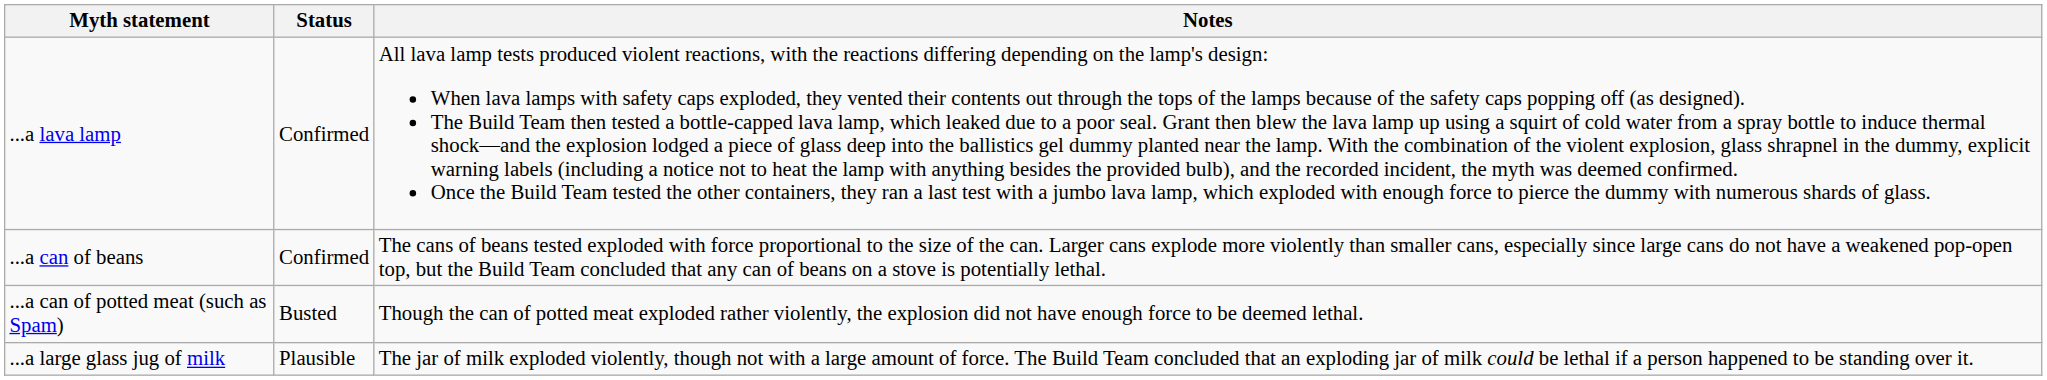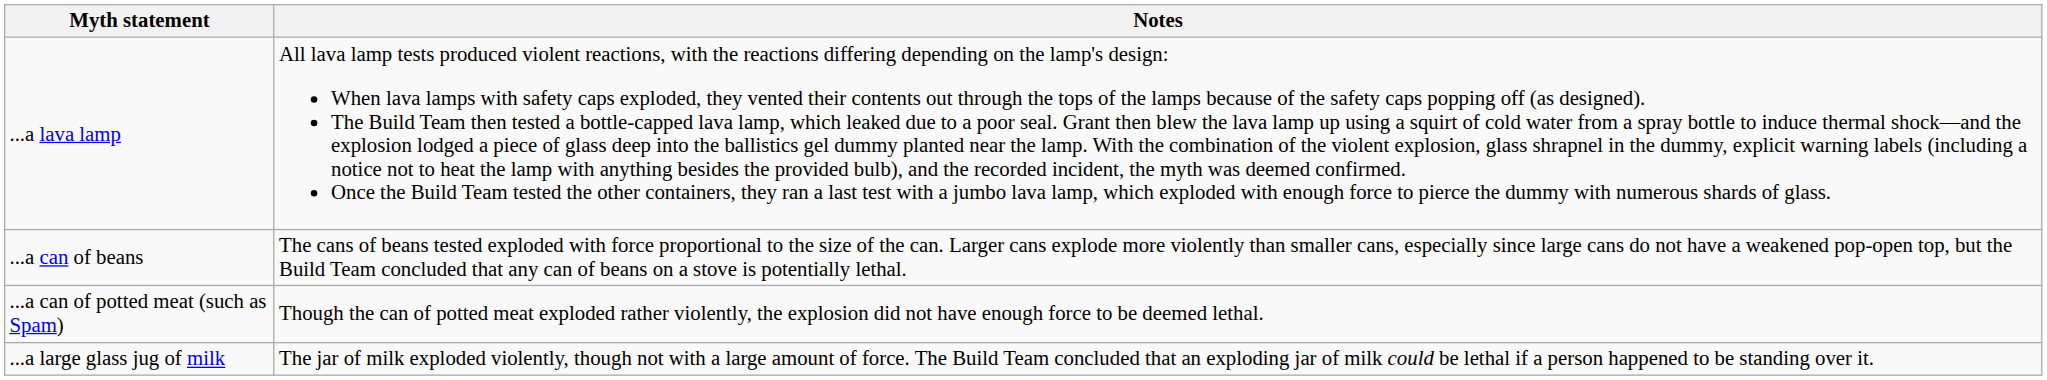- column: (324, 20)
